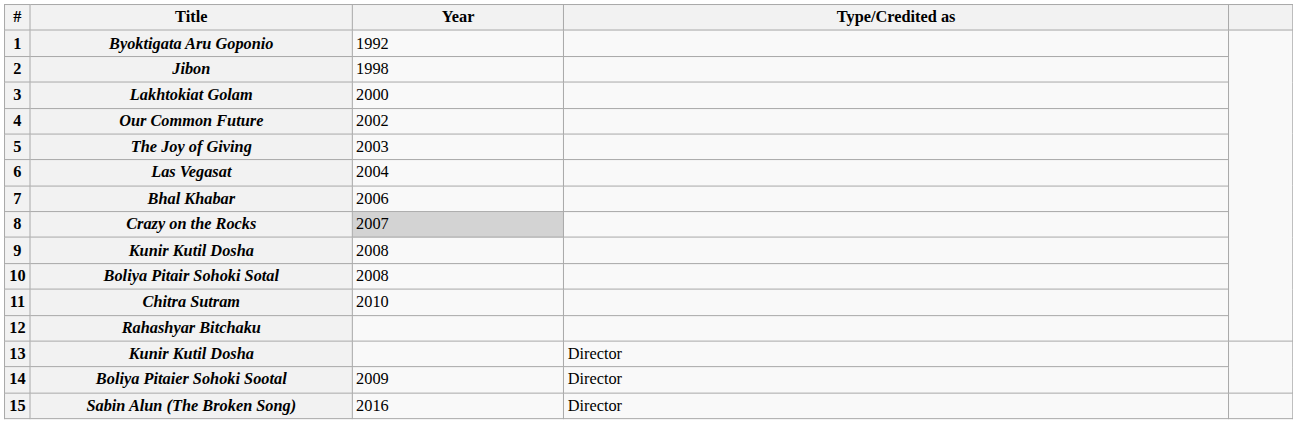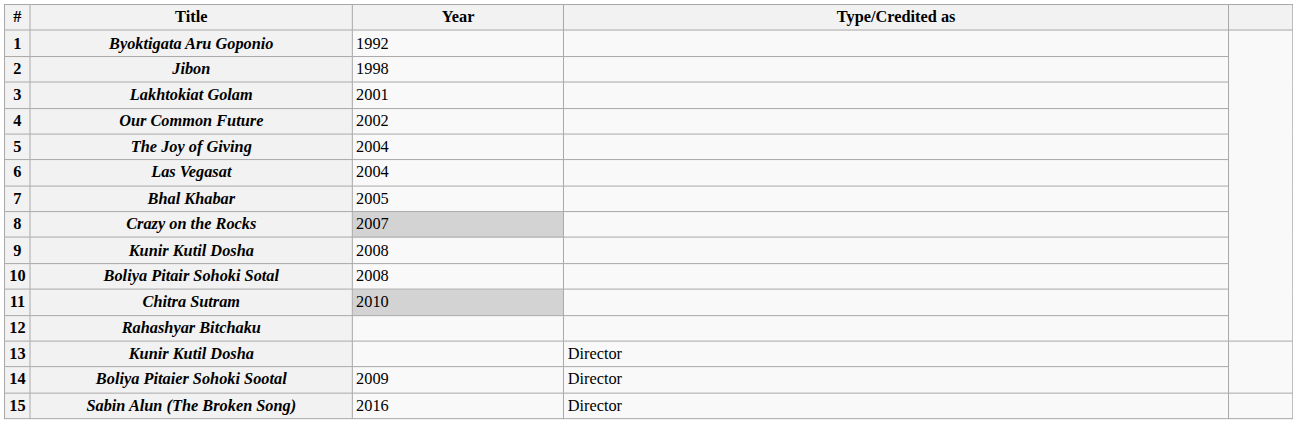(372, 95) 2000 -> (372, 95) 2001
(372, 146) 2003 -> (372, 146) 2004
(372, 198) 2006 -> (372, 198) 2005
(372, 302) no background -> (372, 302) lightgrey background
